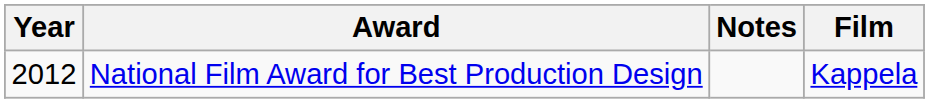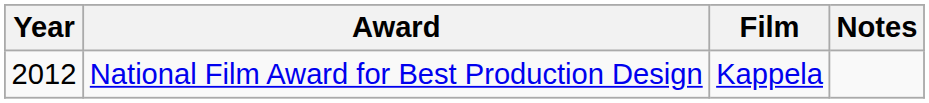columns swapped: (864, 27) <-> (757, 27)
